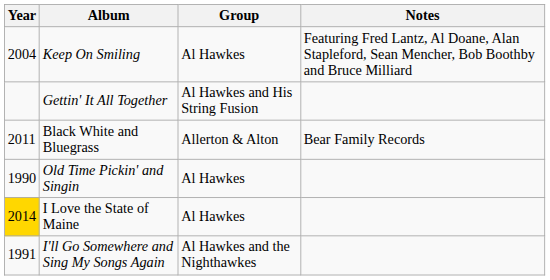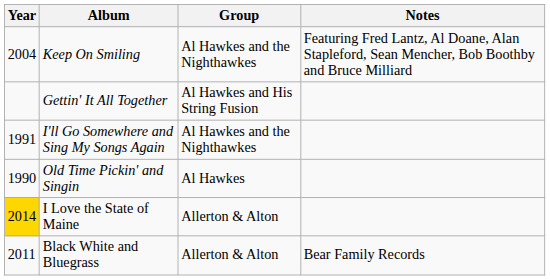(213, 54) Al Hawkes -> (236, 54) Al Hawkes and the Nighthawkes
rows swapped: (108, 255) <-> (90, 139)
(213, 216) Al Hawkes -> (230, 216) Allerton & Alton
